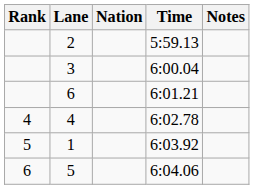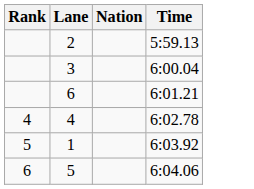- column: (226, 17)
